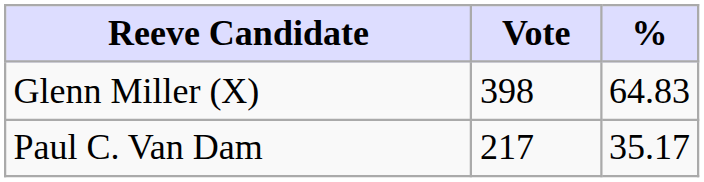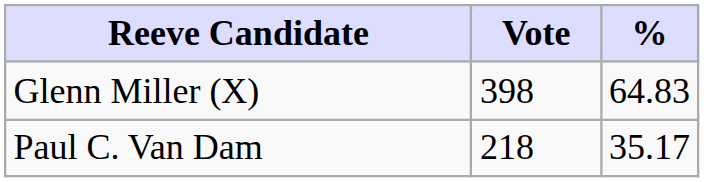(507, 147) 217 -> (507, 147) 218
